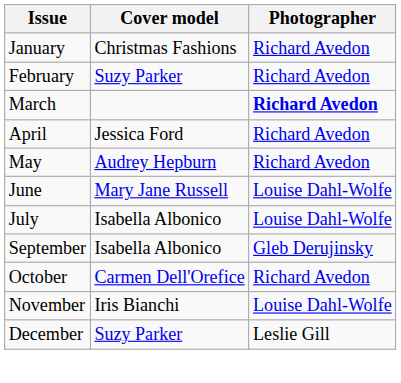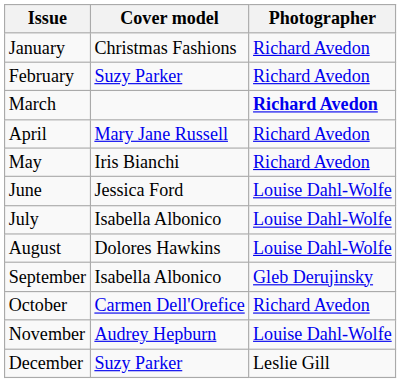(139, 133) Jessica Ford -> (161, 133) Mary Jane Russell
(155, 162) Audrey Hepburn -> (137, 162) Iris Bianchi
(161, 190) Mary Jane Russell -> (139, 190) Jessica Ford
+ row: (35, 248)
(137, 305) Iris Bianchi -> (155, 334) Audrey Hepburn
